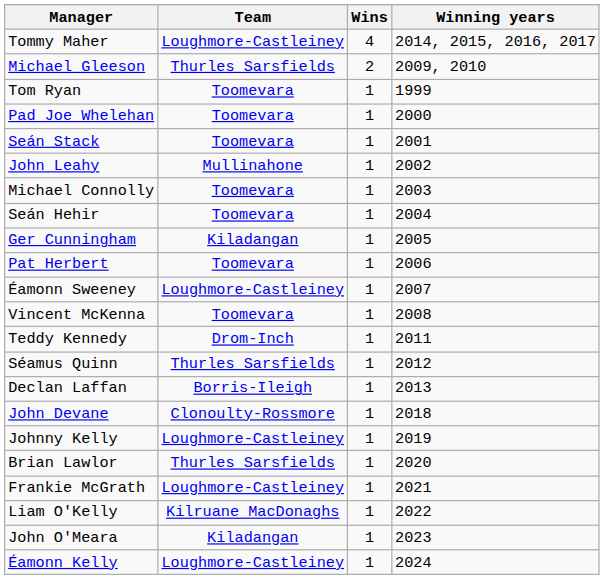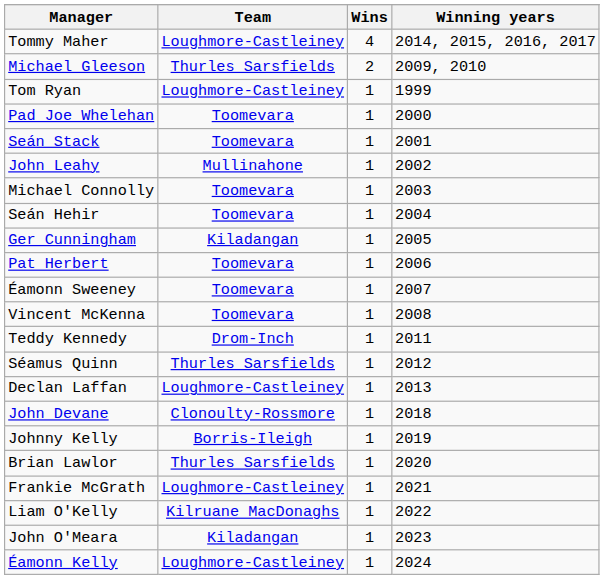(253, 91) Toomevara -> (253, 91) Loughmore-Castleiney
(253, 290) Loughmore-Castleiney -> (253, 290) Toomevara
(253, 389) Borris-Ileigh -> (253, 389) Loughmore-Castleiney
(253, 438) Loughmore-Castleiney -> (253, 438) Borris-Ileigh
